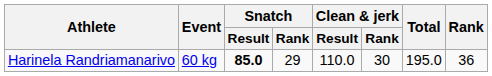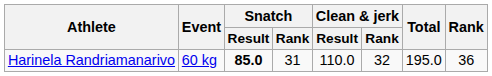(293, 60) 29 -> (293, 60) 31
(382, 60) 30 -> (382, 60) 32
